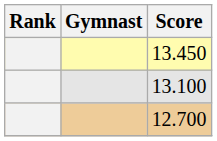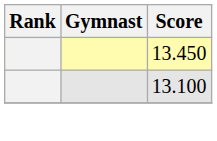- row: (179, 119)
